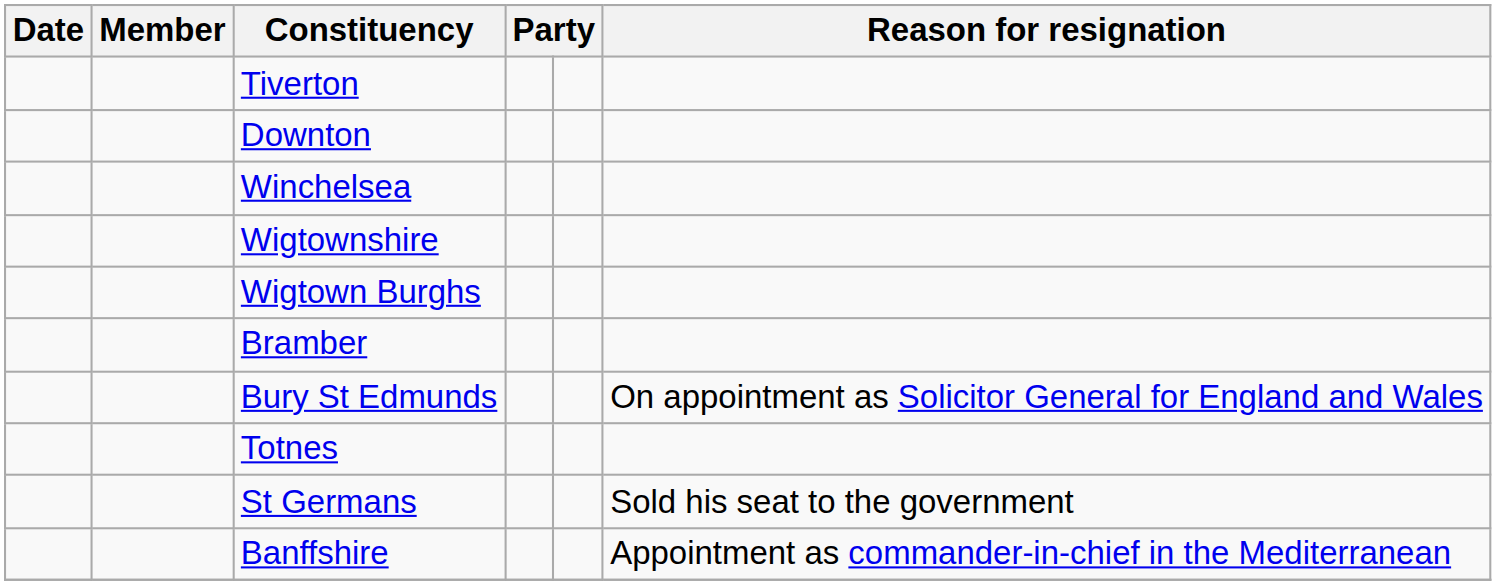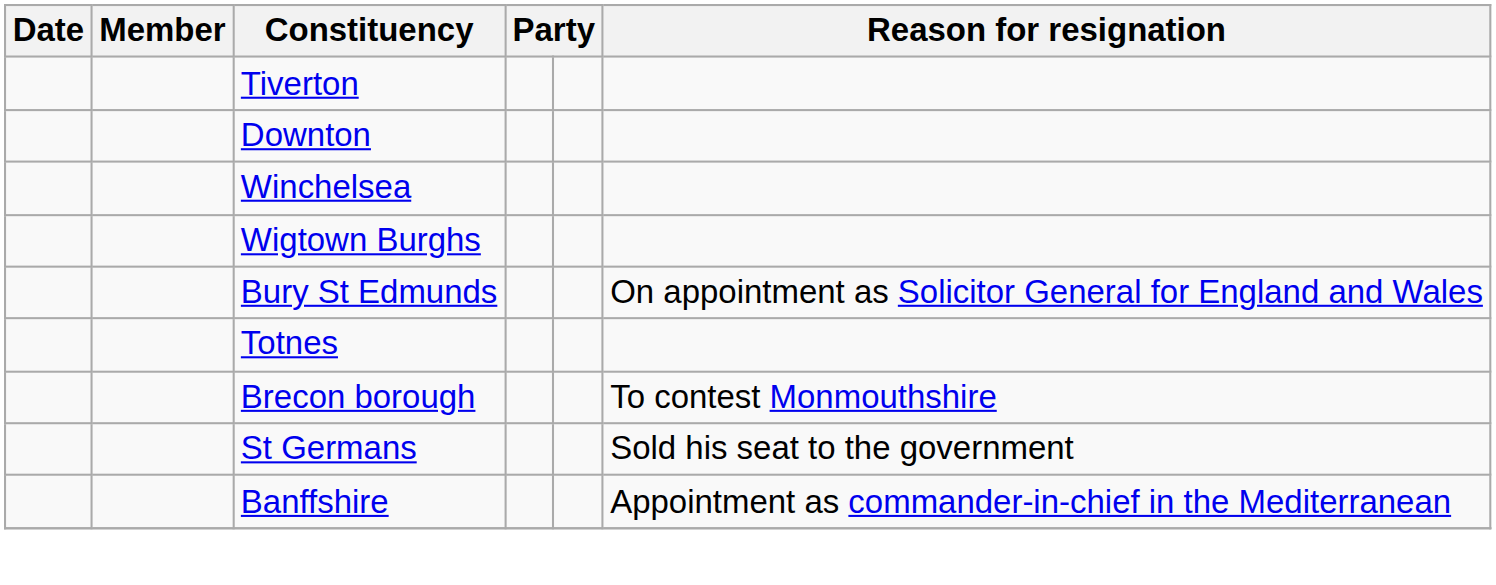- row: (340, 239)
- row: (304, 344)
+ row: (358, 396)
